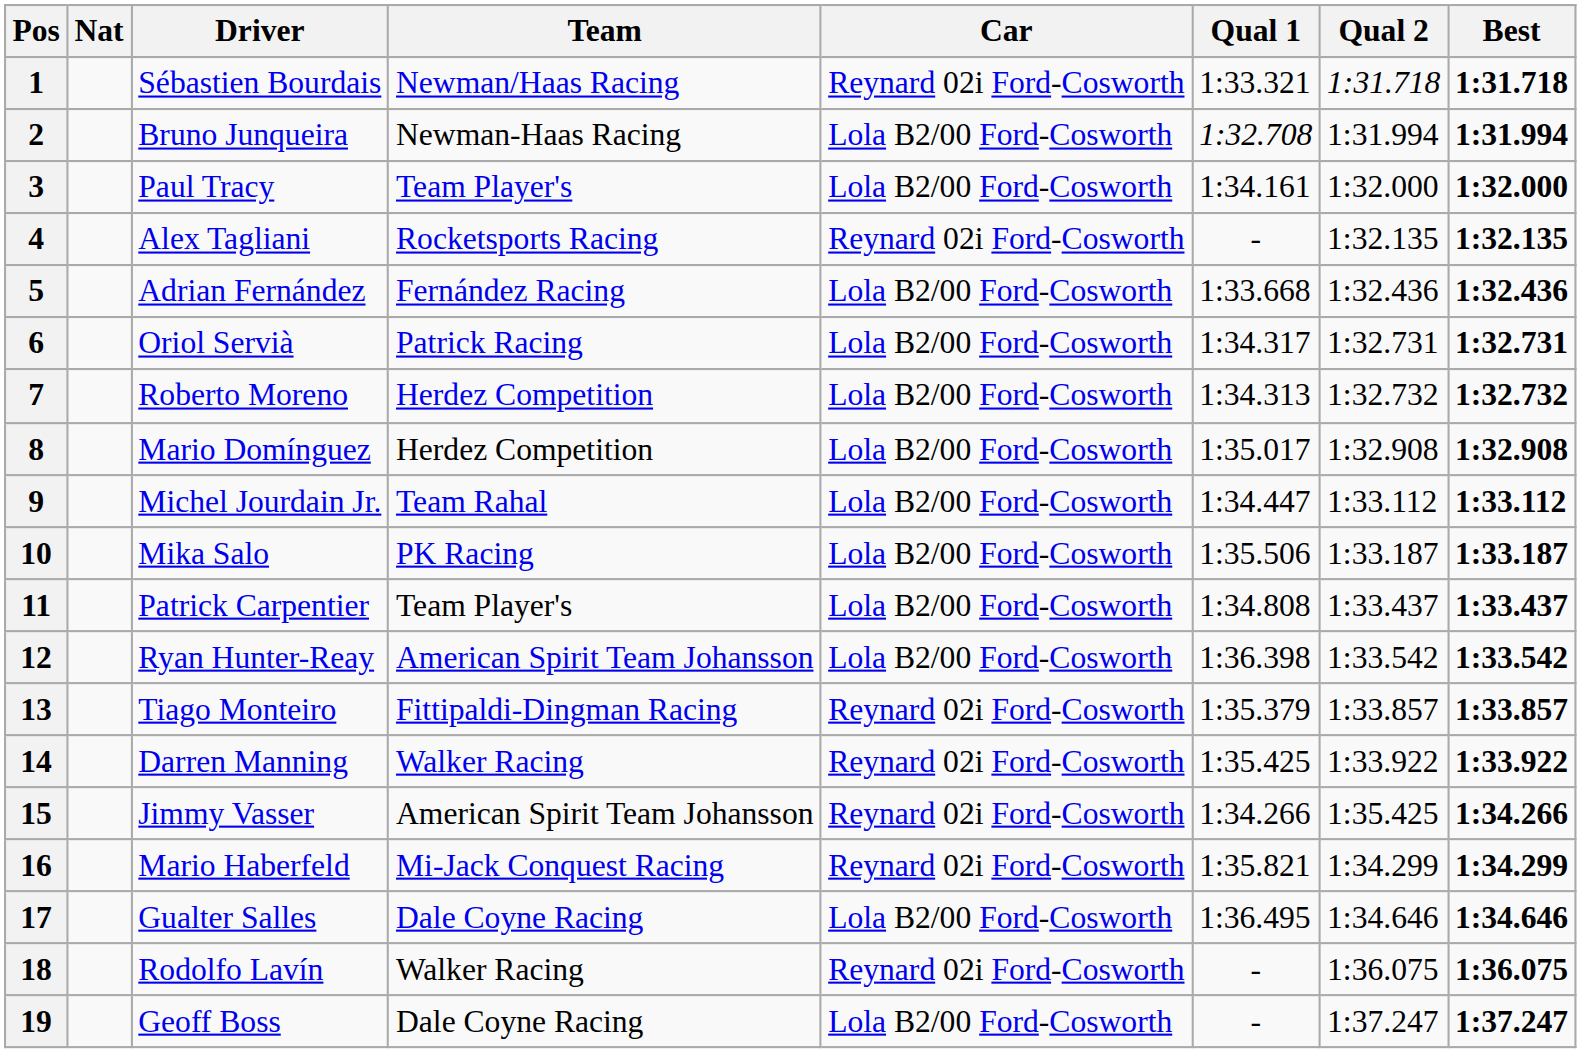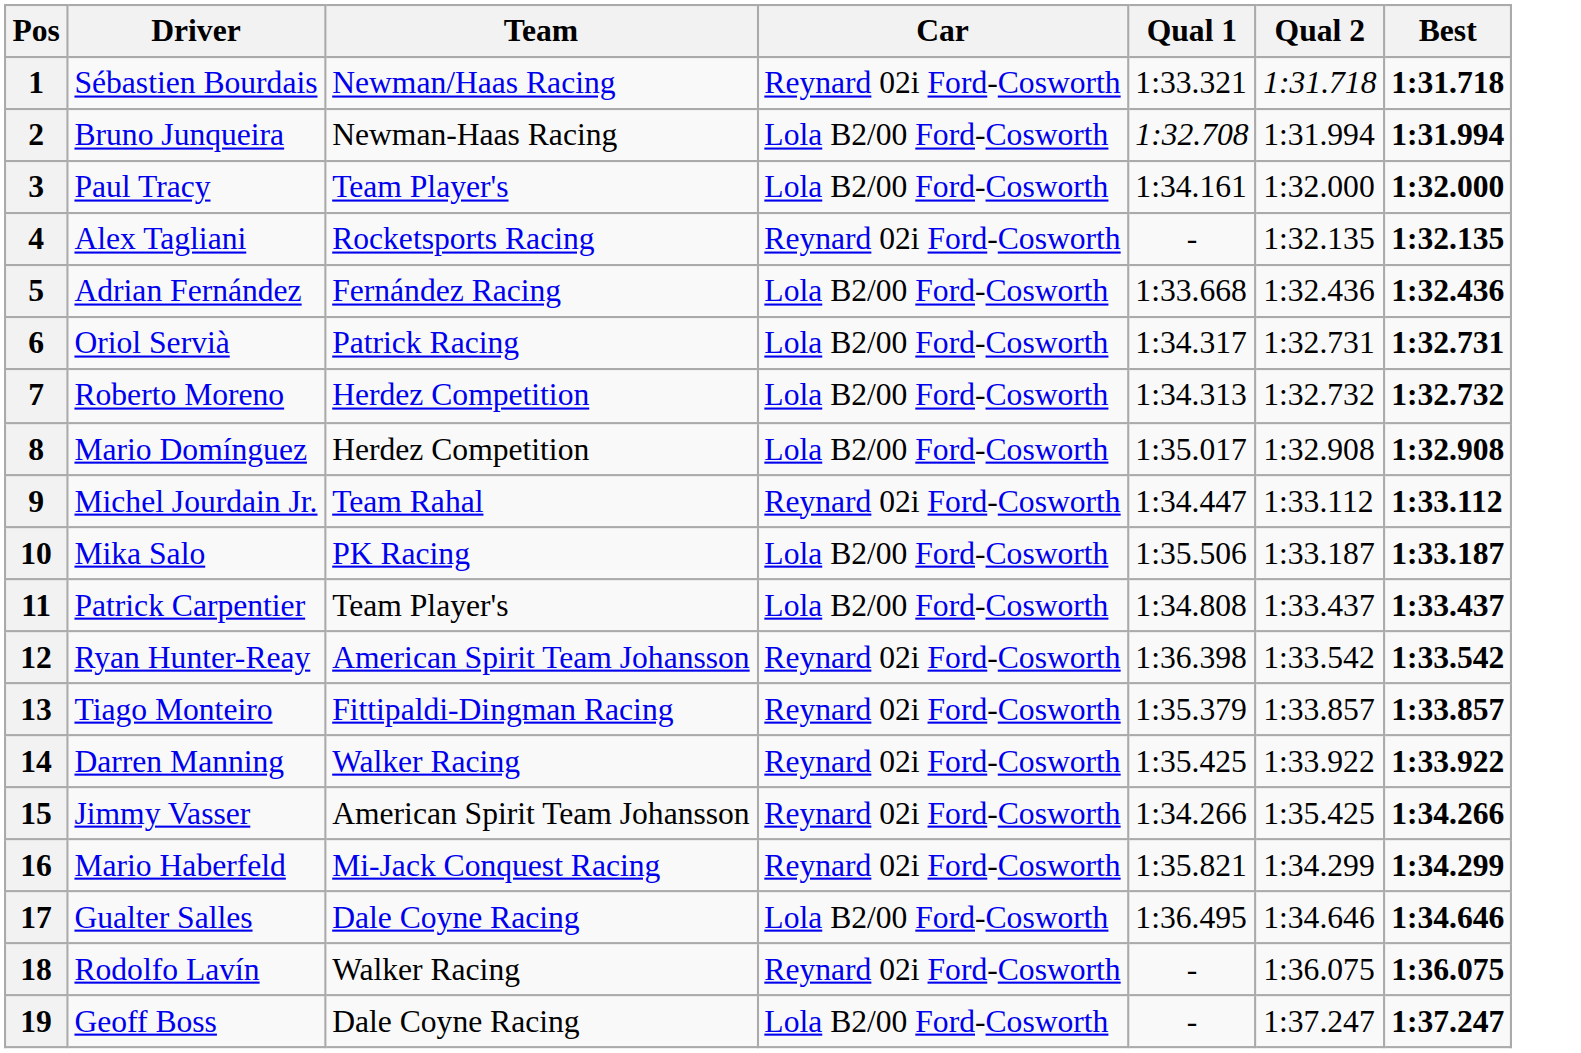- column: (99, 30)
(1000, 499) Lola B2/00 Ford-Cosworth -> (943, 499) Reynard 02i Ford-Cosworth
(1000, 656) Lola B2/00 Ford-Cosworth -> (943, 656) Reynard 02i Ford-Cosworth
